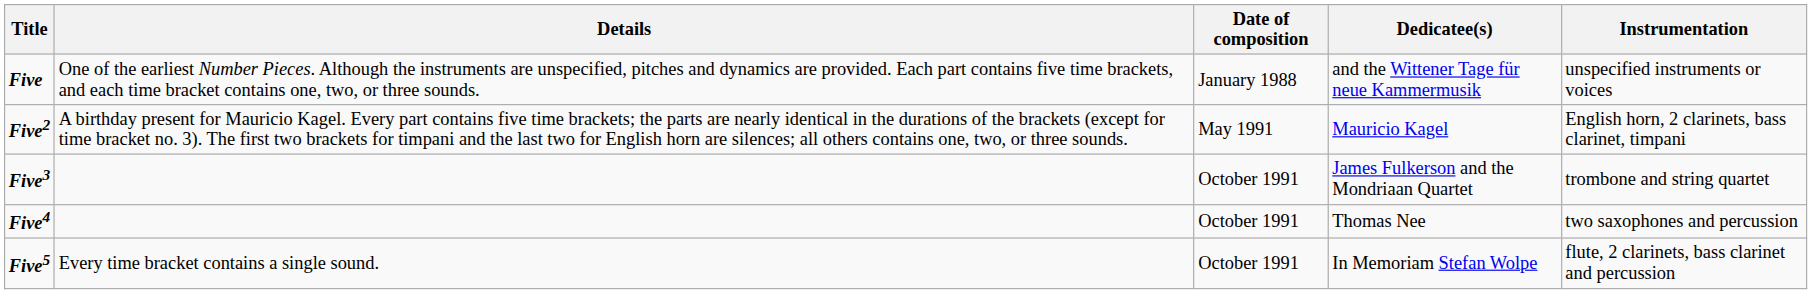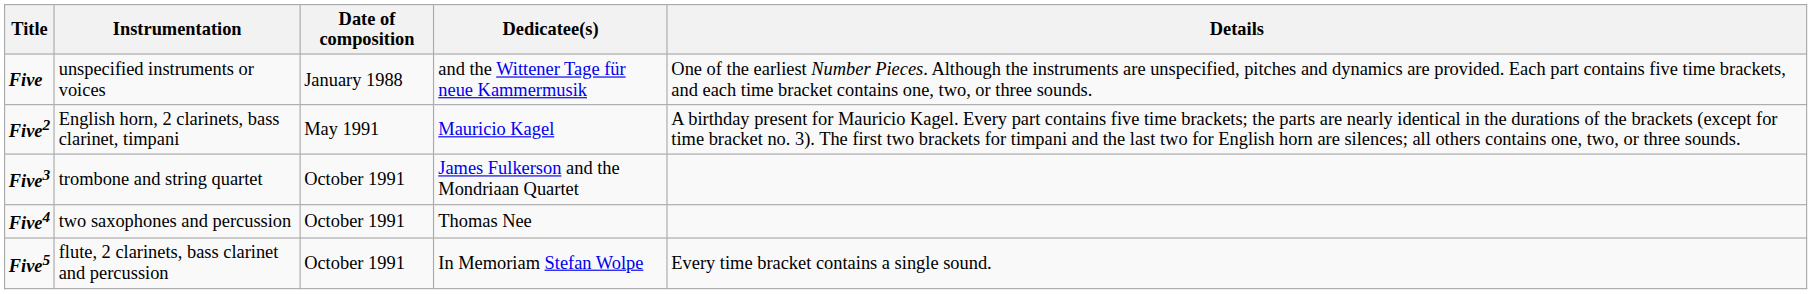columns swapped: (1684, 29) <-> (624, 29)
